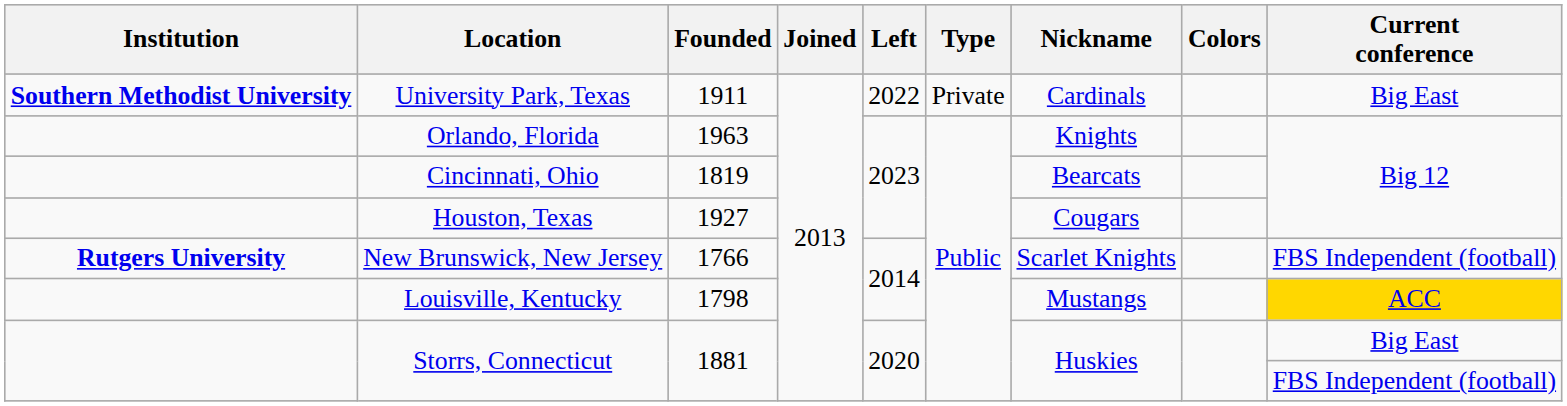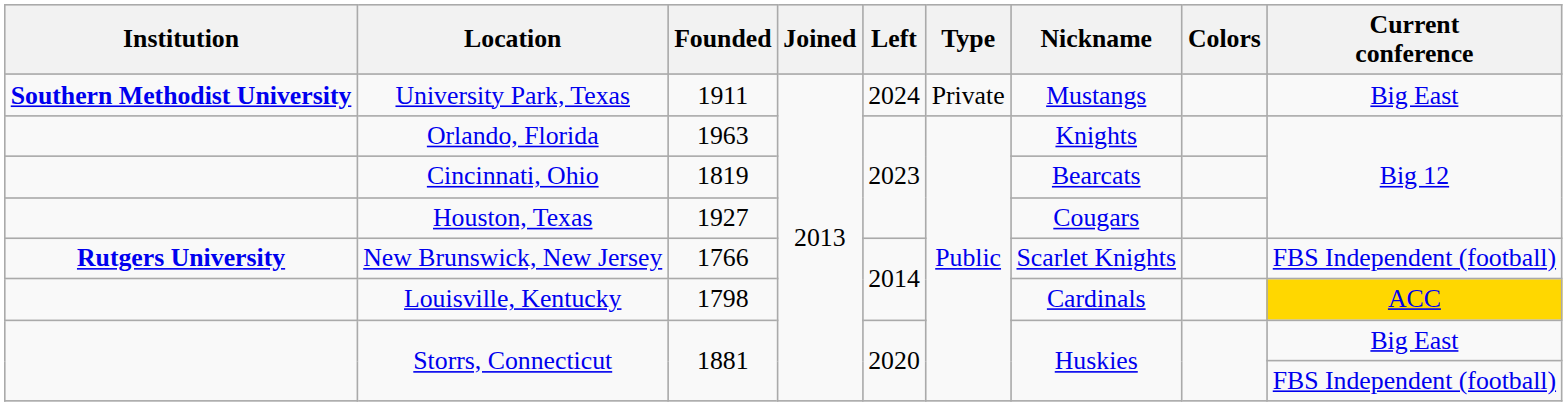(894, 94) 2022 -> (894, 94) 2024
(1096, 94) Cardinals -> (1096, 94) Mustangs
(1096, 299) Mustangs -> (1096, 299) Cardinals
